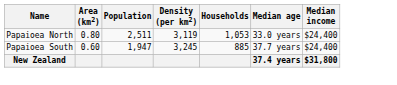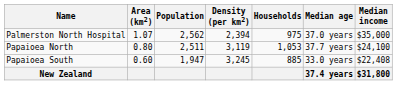+ row: (66, 35)
(277, 35) 33.0 years -> (329, 48) 37.7 years
(321, 35) $24,400 -> (373, 48) $24,100
(277, 48) 37.7 years -> (329, 61) 33.0 years
(321, 48) $24,400 -> (373, 61) $22,408
